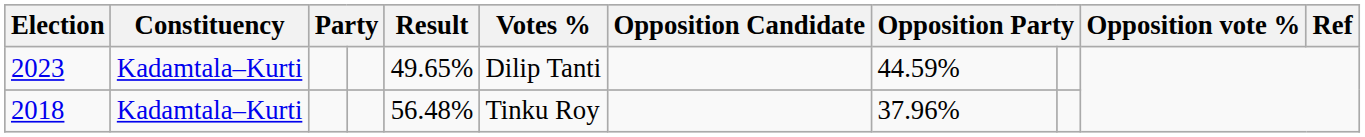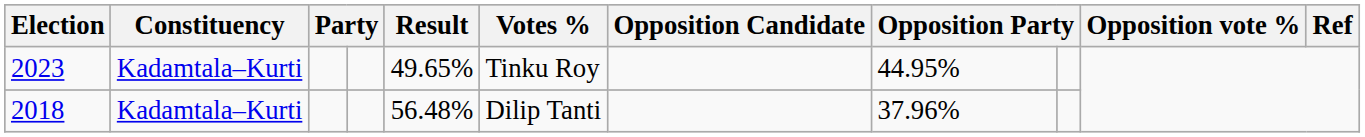(543, 68) Dilip Tanti -> (543, 68) Tinku Roy
(919, 68) 44.59% -> (919, 68) 44.95%
(543, 110) Tinku Roy -> (543, 110) Dilip Tanti
